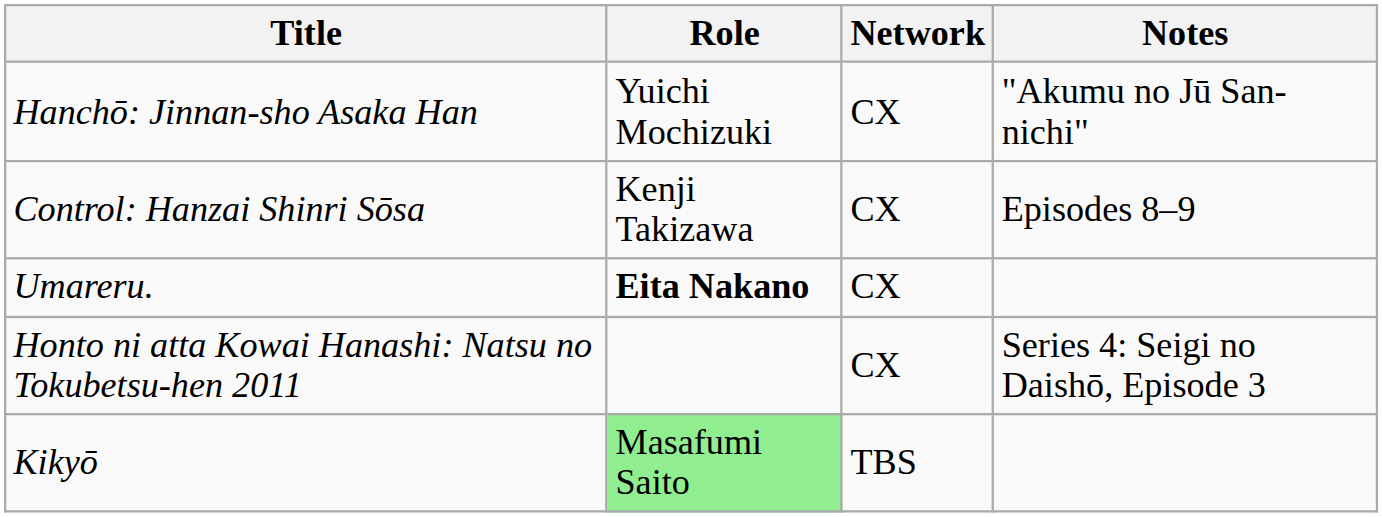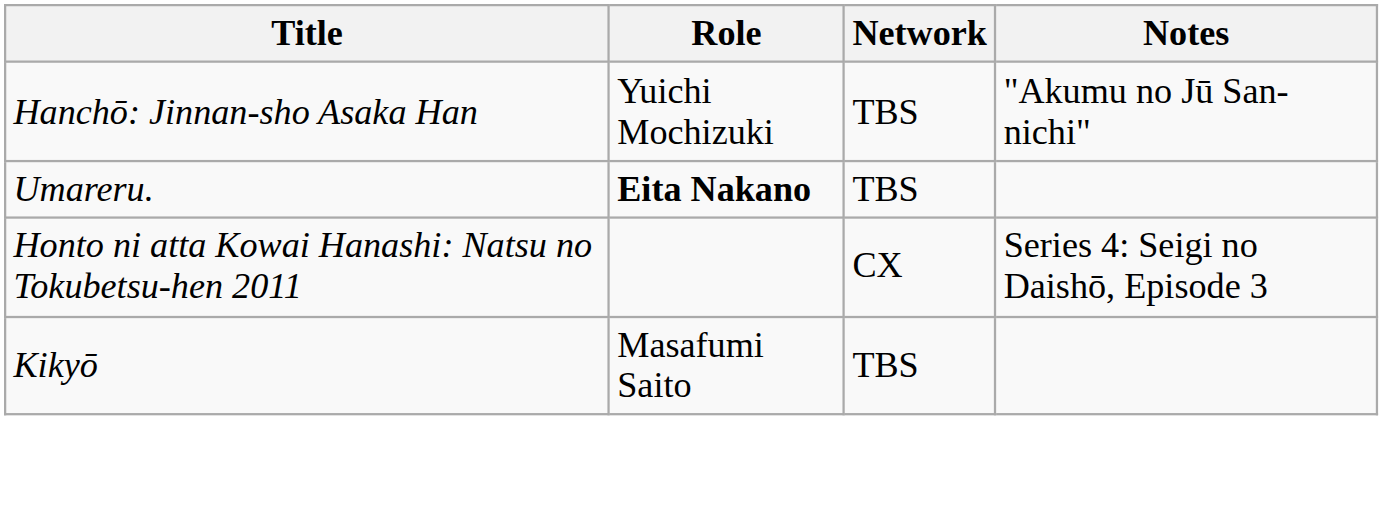(876, 110) CX -> (886, 110) TBS
- row: (219, 208)
(876, 286) CX -> (886, 188) TBS
(689, 462) lightgreen background -> (691, 364) no background
